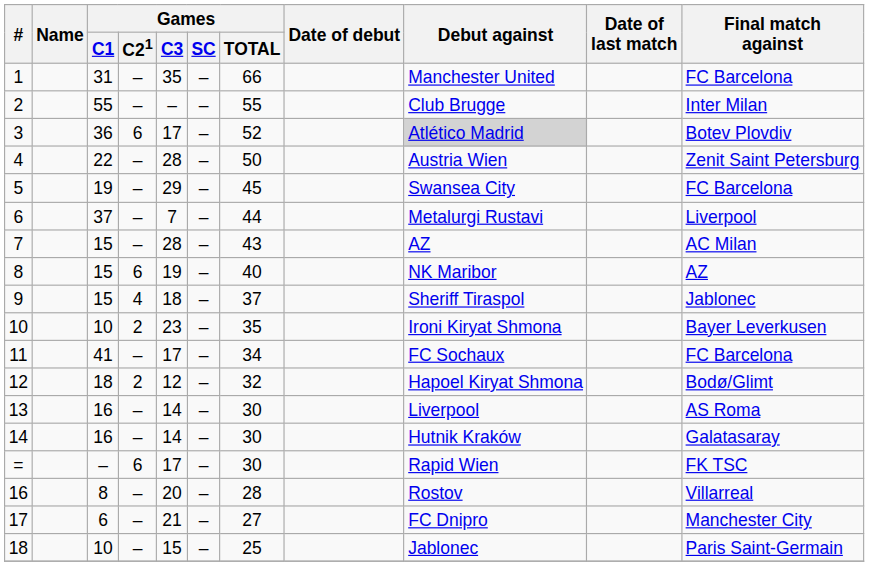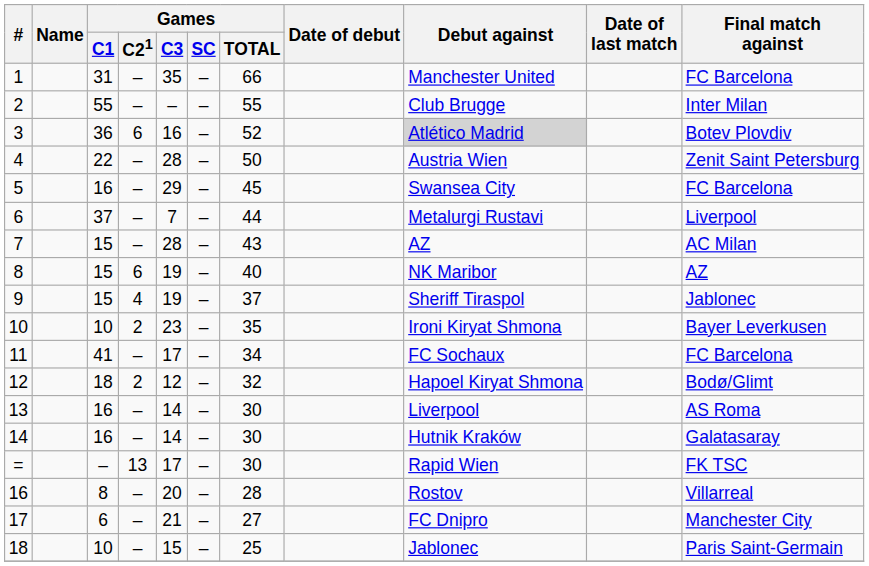(172, 133) 17 -> (172, 133) 16
(103, 188) 19 -> (103, 188) 16
(172, 299) 18 -> (172, 299) 19
(138, 465) 6 -> (138, 465) 13
